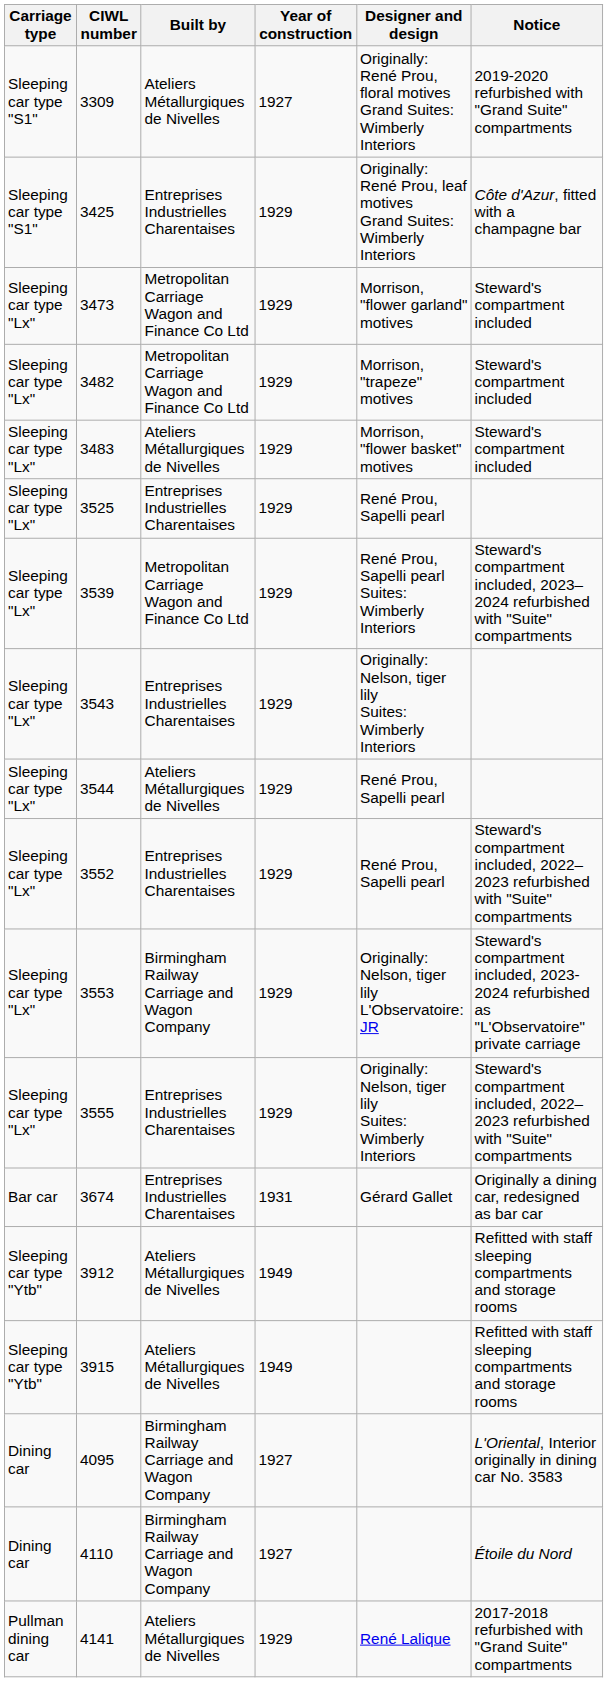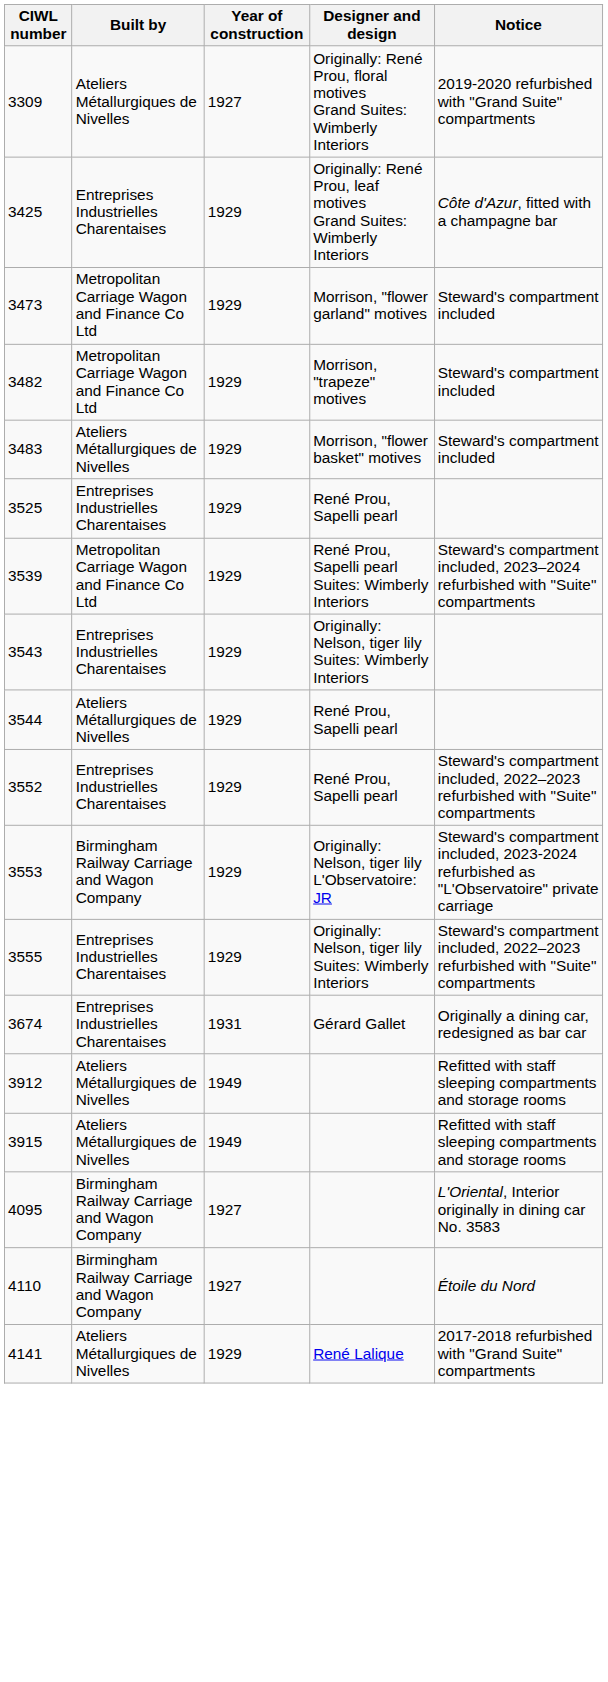- column: (40, 25)
